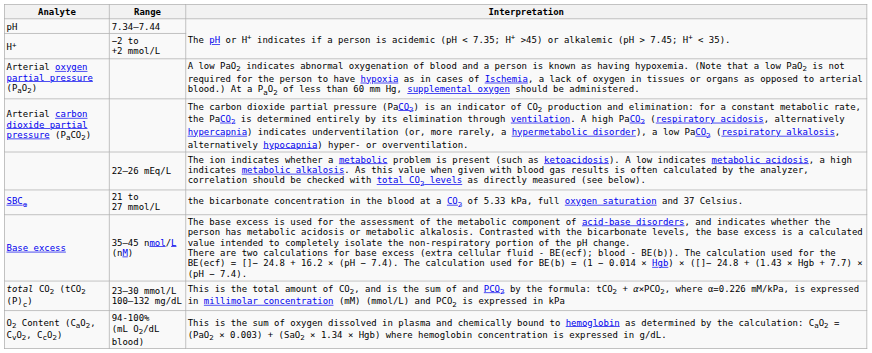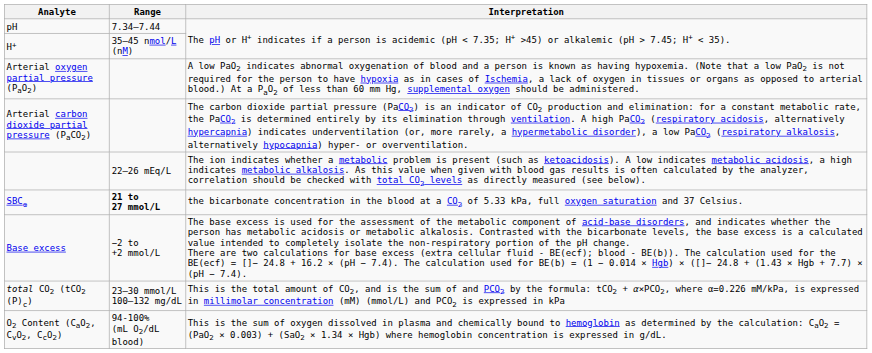(136, 46) −2 to +2 mmol/L -> (144, 46) 35–45 nmol/L (nM)
(136, 202) normal -> (136, 202) bold
(144, 248) 35–45 nmol/L (nM) -> (136, 248) −2 to +2 mmol/L
